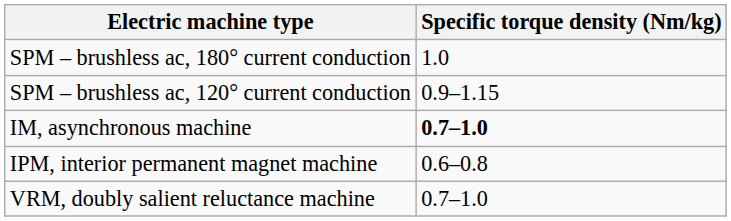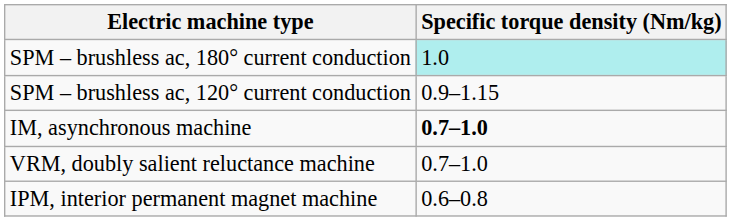(435, 57) no background -> (435, 57) paleturquoise background
rows swapped: (194, 163) <-> (192, 198)
